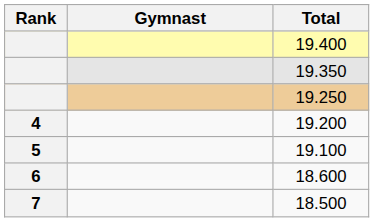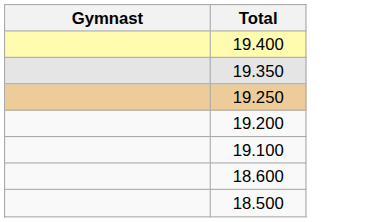- column: (36, 18)
